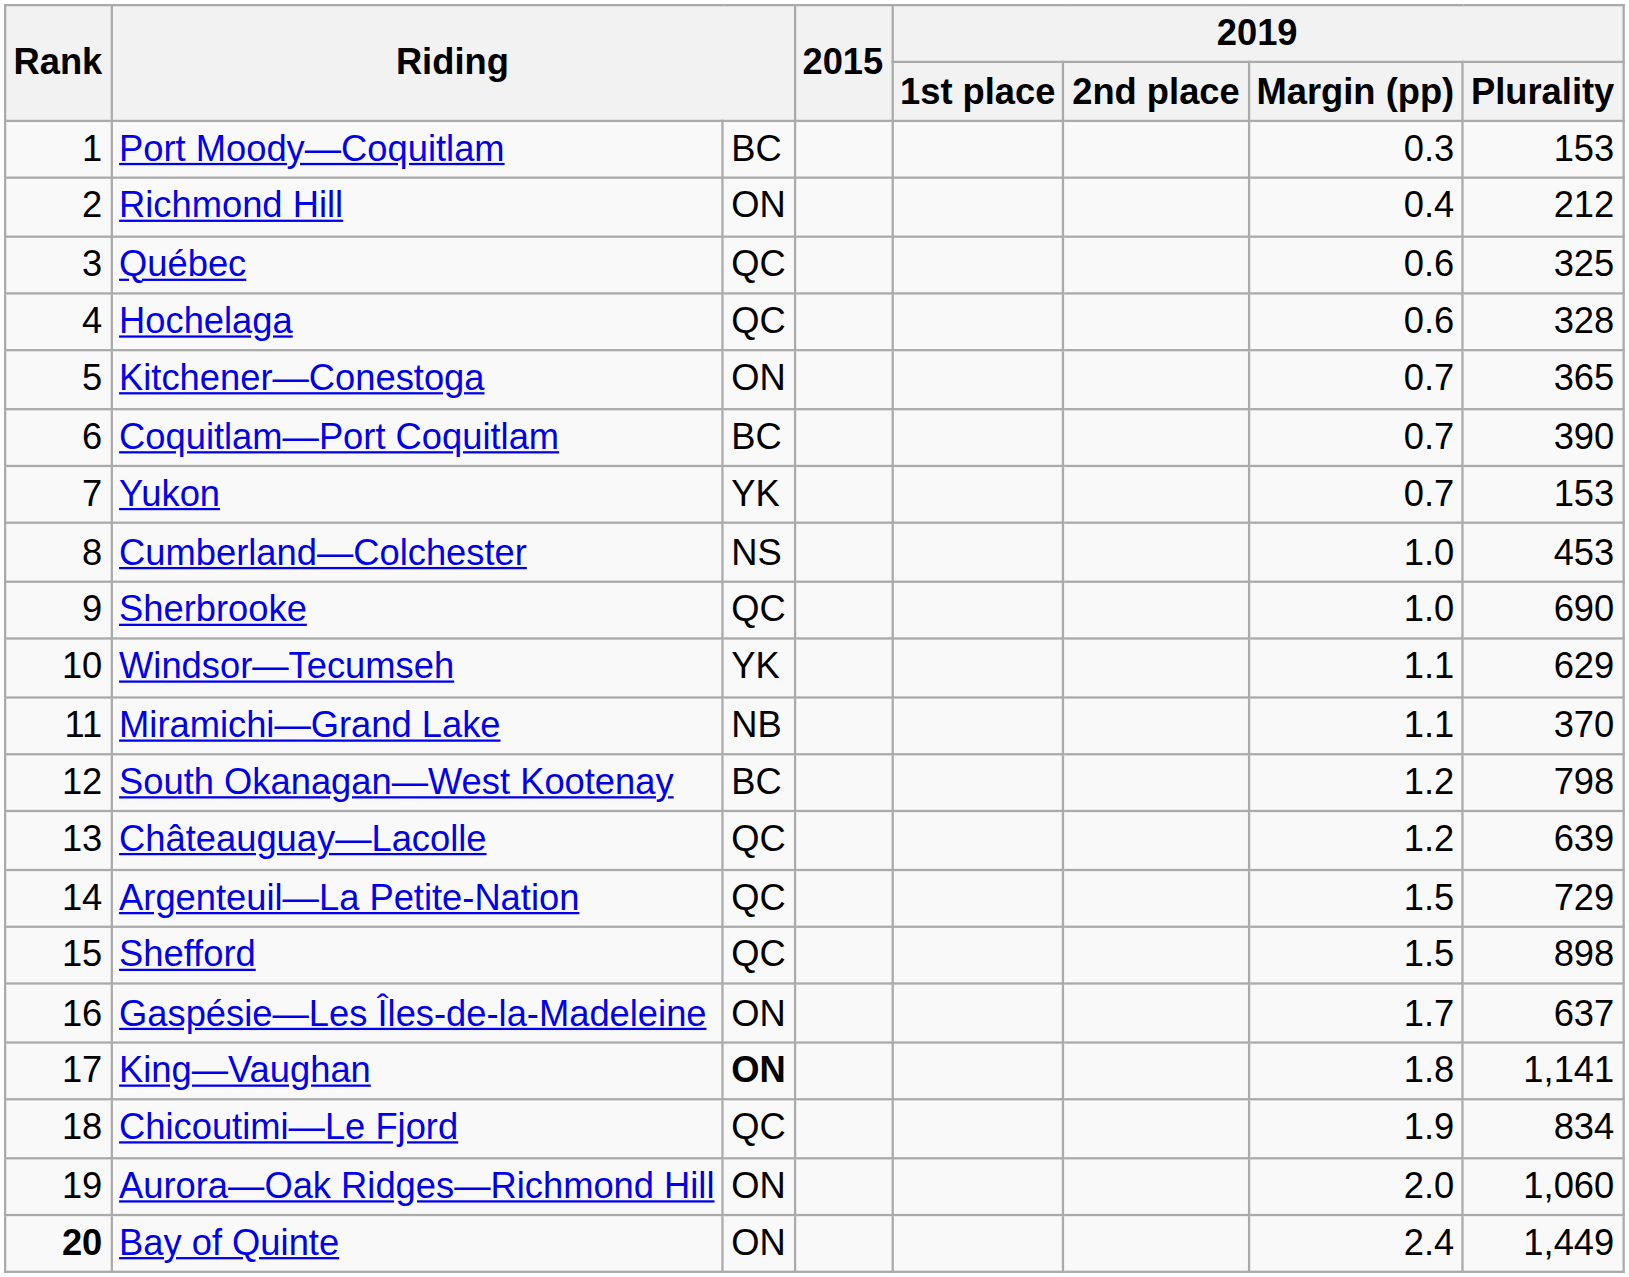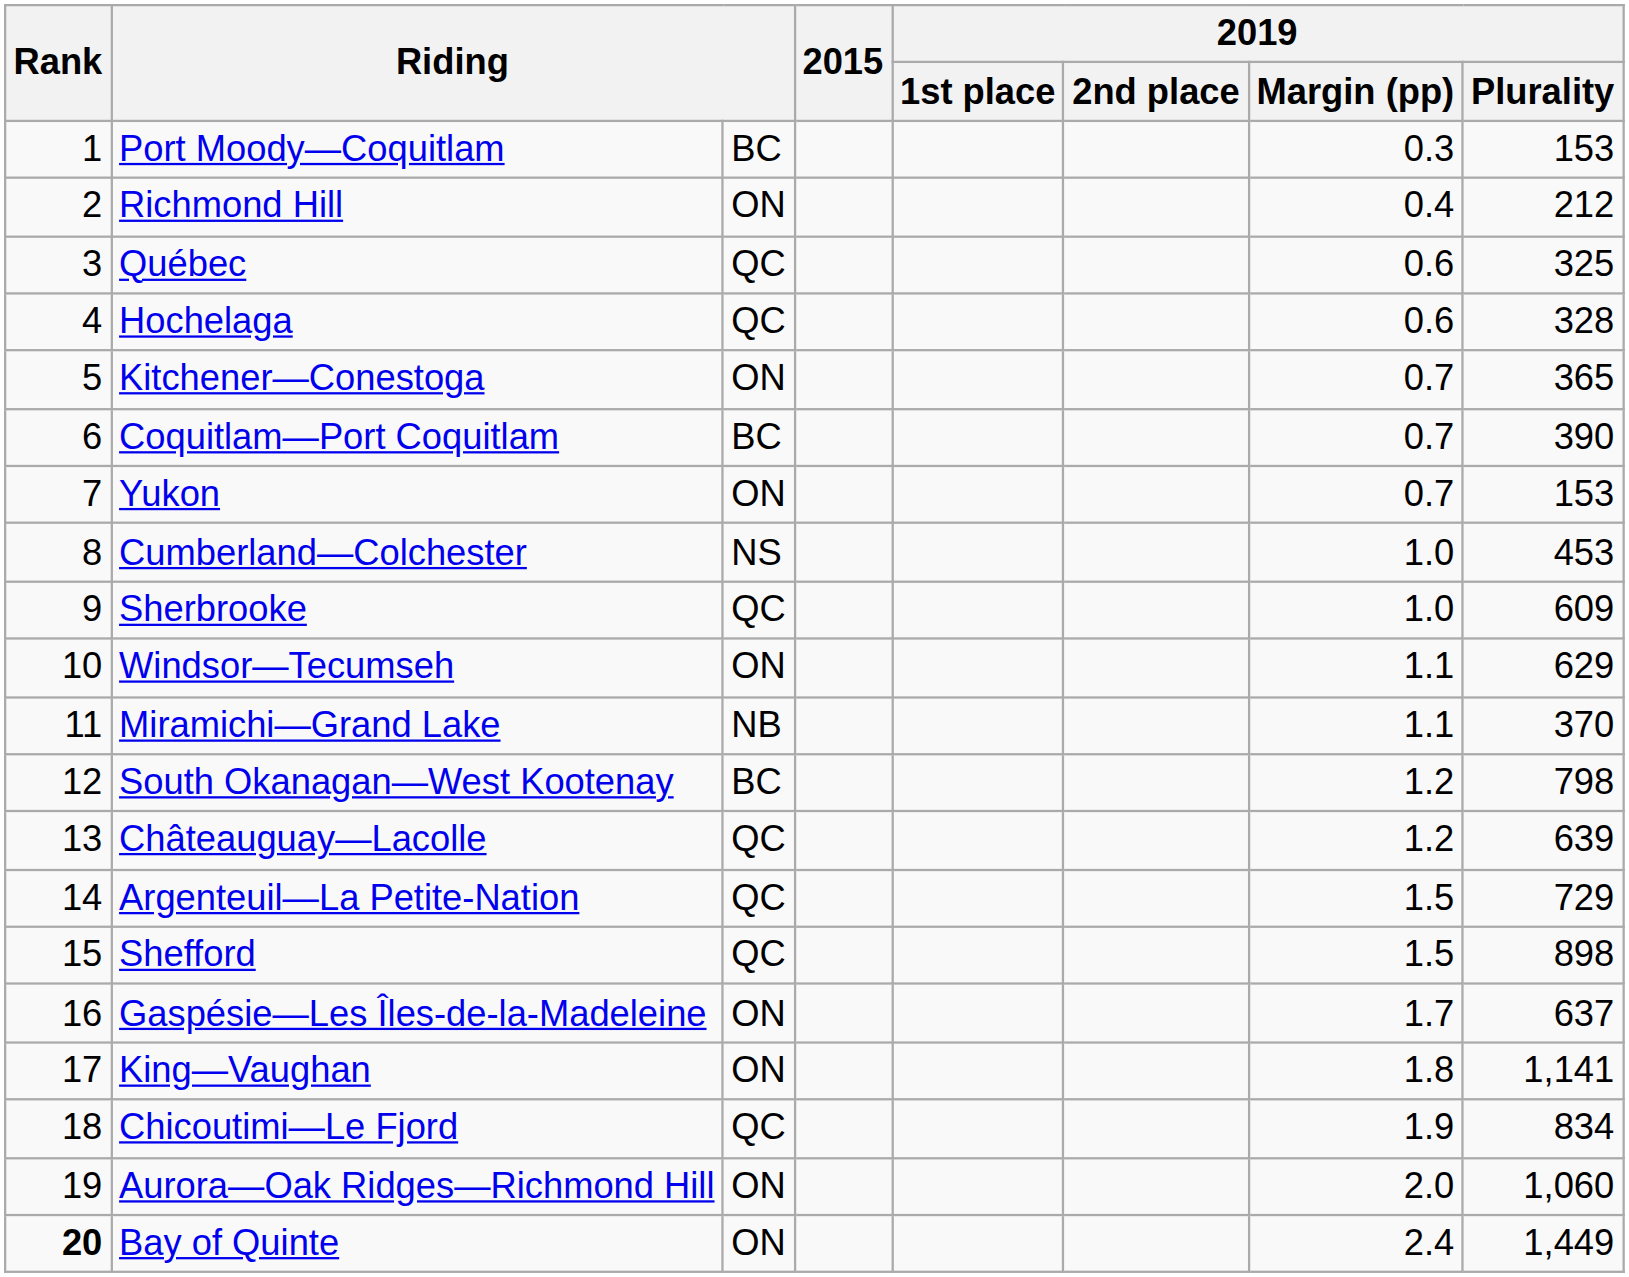(755, 494) YK -> (758, 494) ON
(1584, 609) 690 -> (1584, 609) 609
(755, 666) YK -> (758, 666) ON
(758, 1070) bold -> (758, 1070) normal
